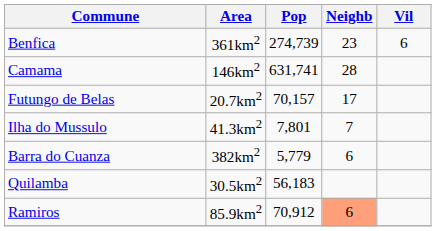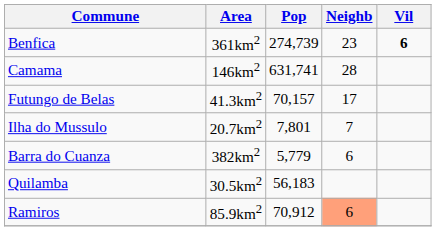(404, 42) normal -> (404, 42) bold
(236, 99) 20.7km2 -> (236, 99) 41.3km2
(236, 127) 41.3km2 -> (236, 127) 20.7km2
